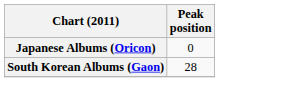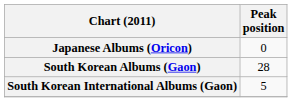+ row: (122, 86)
